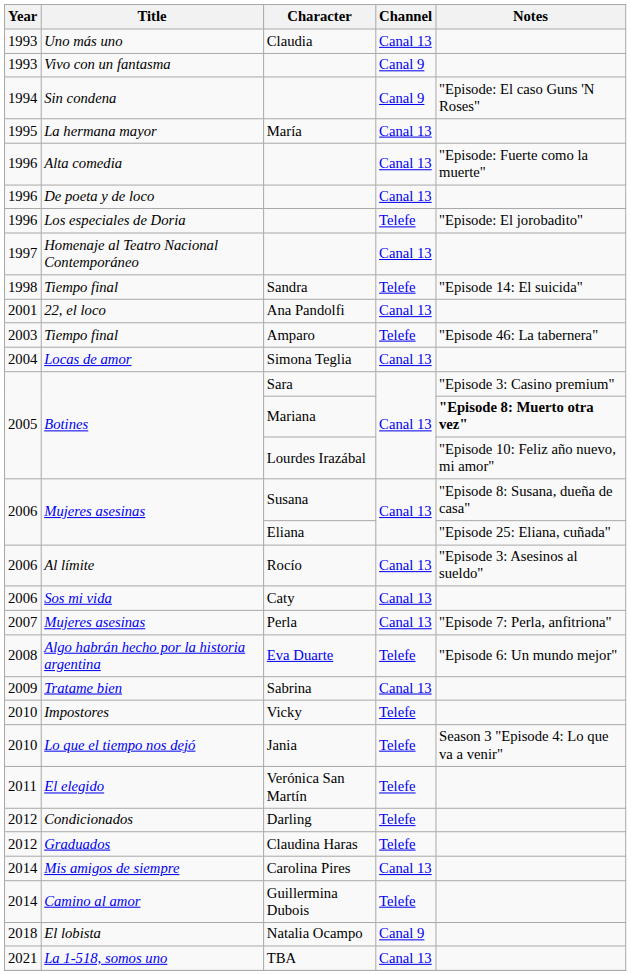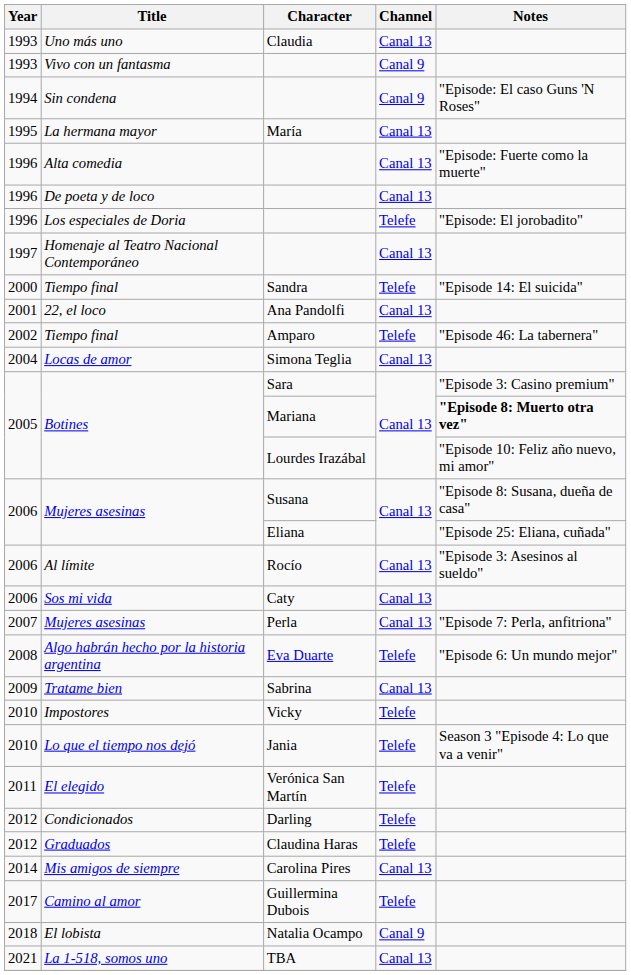(23, 287) 1998 -> (23, 287) 2000
(23, 335) 2003 -> (23, 335) 2002
(23, 901) 2014 -> (23, 901) 2017
